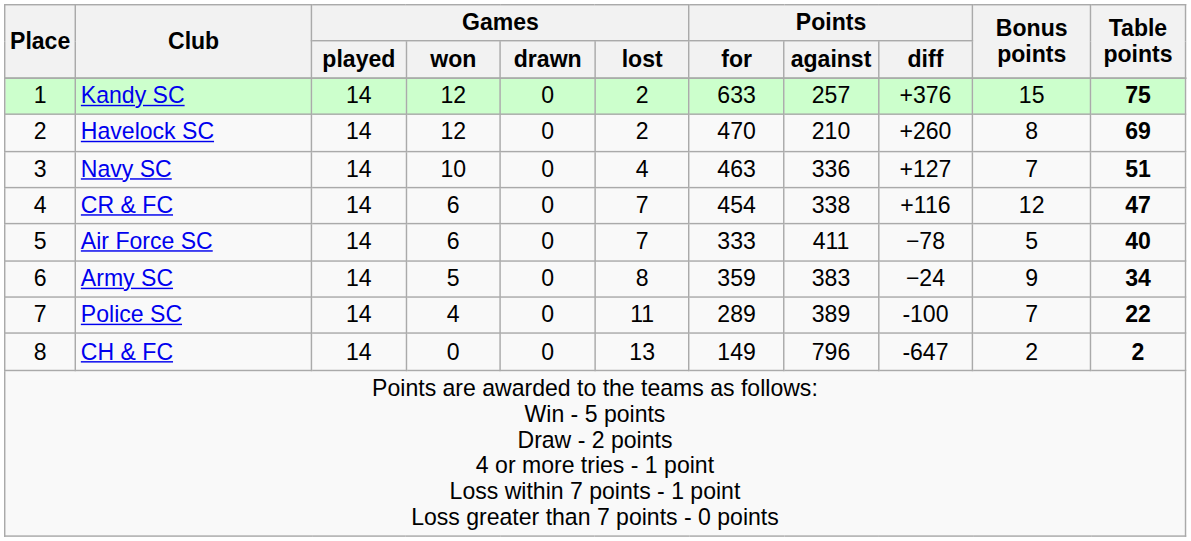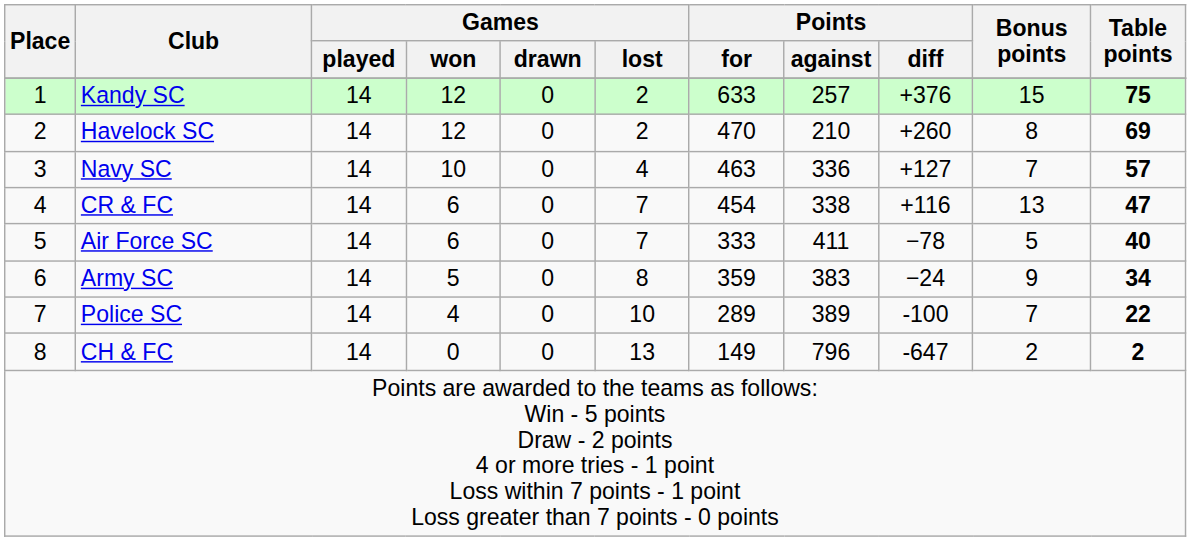(1138, 168) 51 -> (1138, 168) 57
(1032, 205) 12 -> (1032, 205) 13
(642, 315) 11 -> (642, 315) 10
